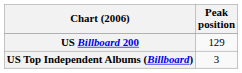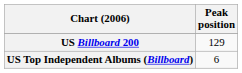(217, 59) 3 -> (217, 59) 6
